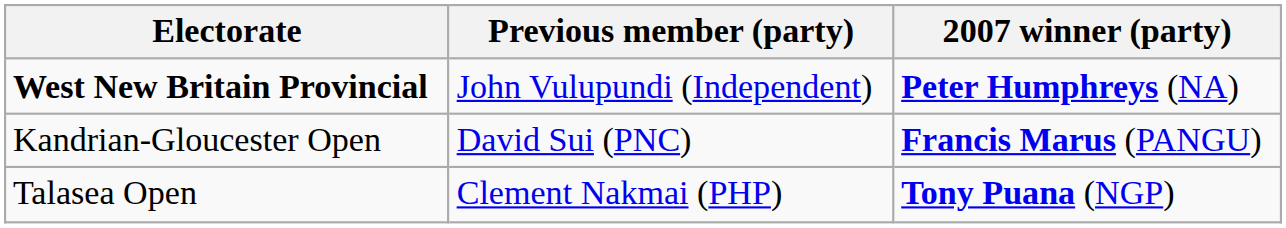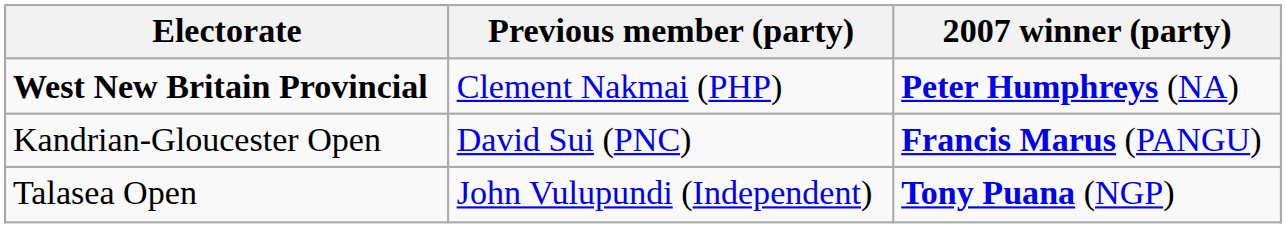(664, 85) John Vulupundi (Independent) -> (619, 85) Clement Nakmai (PHP)
(619, 193) Clement Nakmai (PHP) -> (664, 193) John Vulupundi (Independent)
